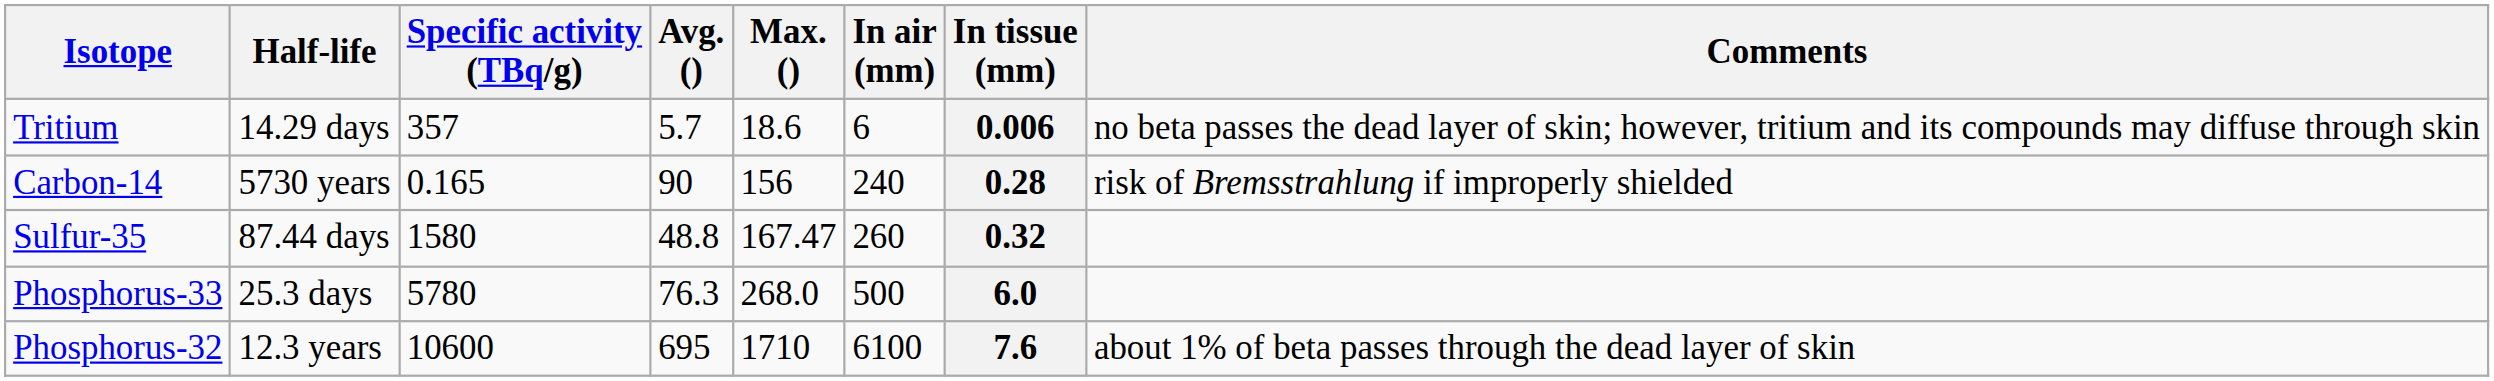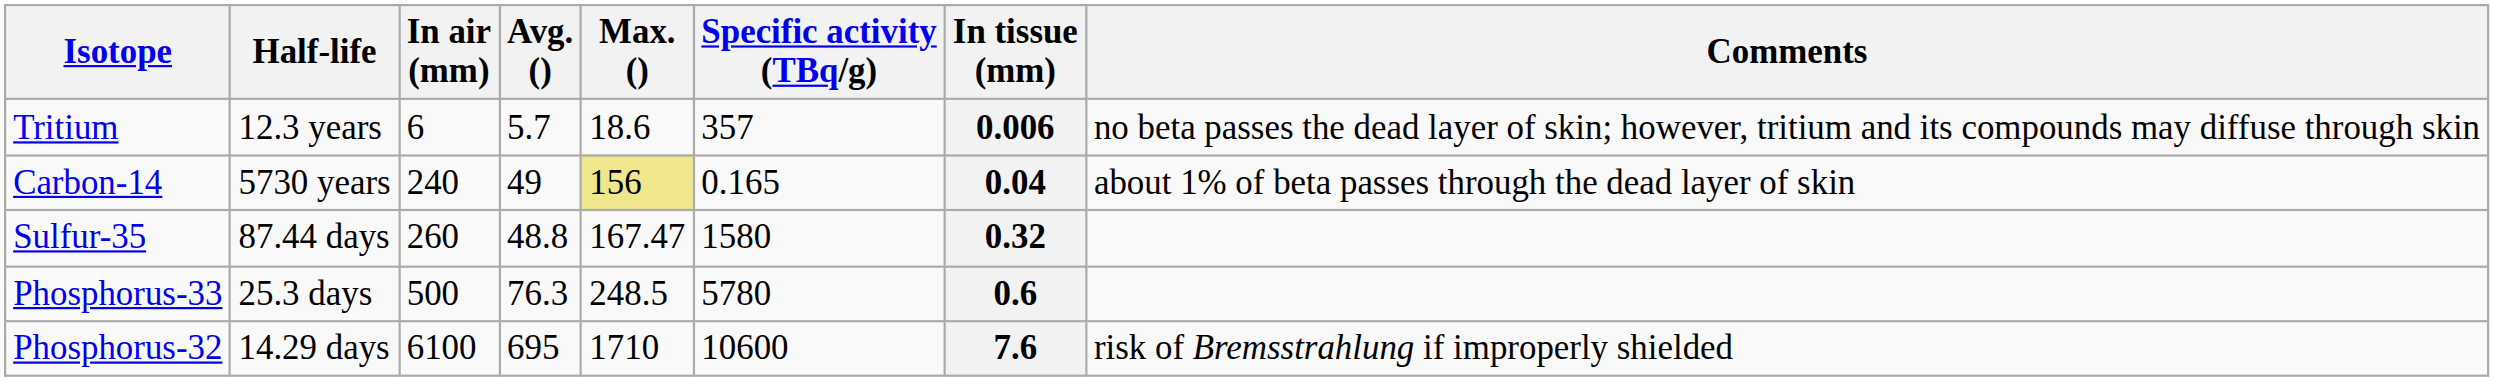columns swapped: (524, 51) <-> (895, 51)
(314, 126) 14.29 days -> (310, 126) 12.3 years
(676, 182) 90 -> (525, 182) 49
(767, 182) no background -> (616, 182) khaki background
(1015, 182) 0.28 -> (1015, 182) 0.04
(1413, 182) risk of Bremsstrahlung if improperly shielded -> (1475, 182) about 1% of beta passes through the dead layer of skin
(780, 292) 268.0 -> (629, 292) 248.5
(1015, 292) 6.0 -> (1015, 292) 0.6
(310, 347) 12.3 years -> (314, 347) 14.29 days
(1475, 347) about 1% of beta passes through the dead layer of skin -> (1413, 347) risk of Bremsstrahlung if improperly shielded
